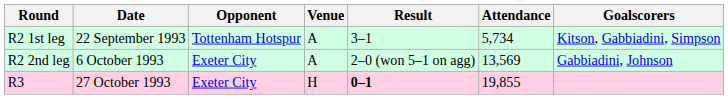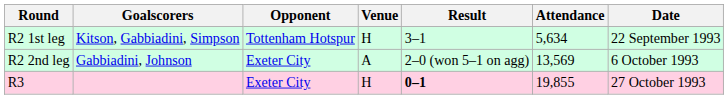columns swapped: (131, 15) <-> (639, 15)
(312, 37) A -> (366, 37) H
(498, 37) 5,734 -> (552, 37) 5,634
